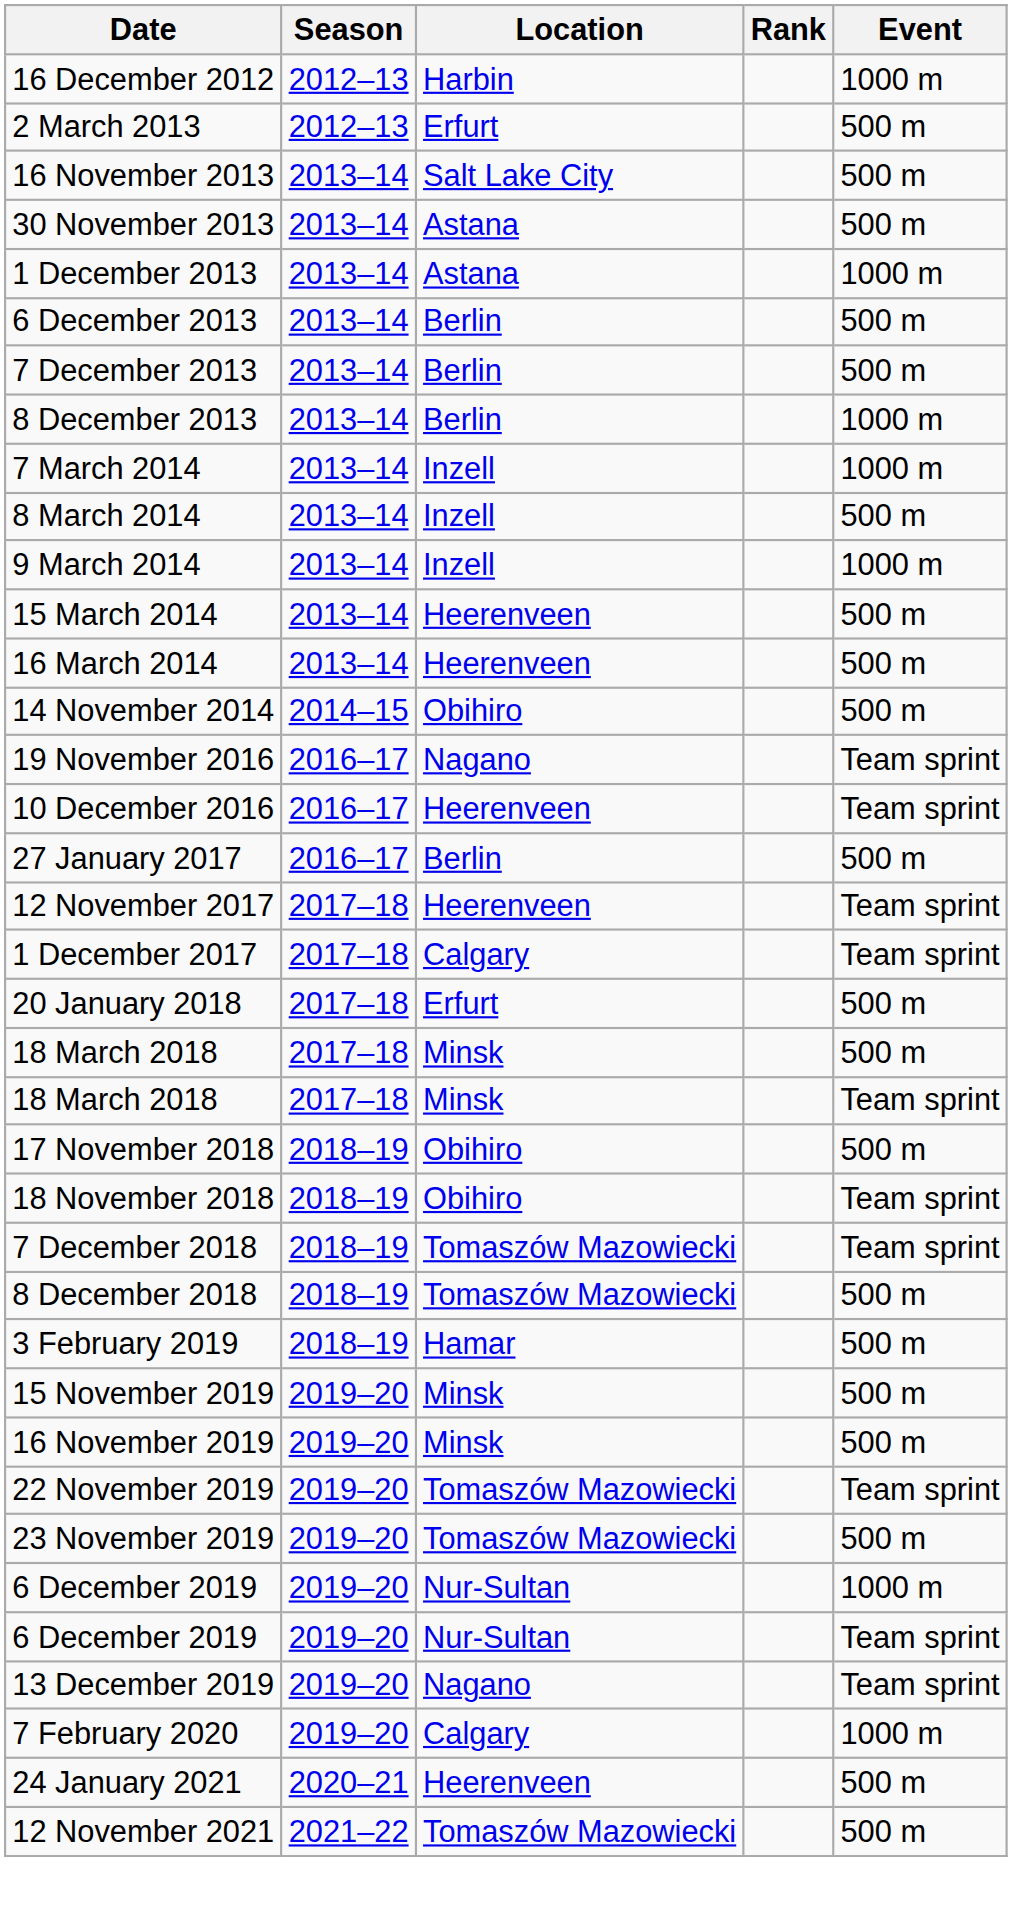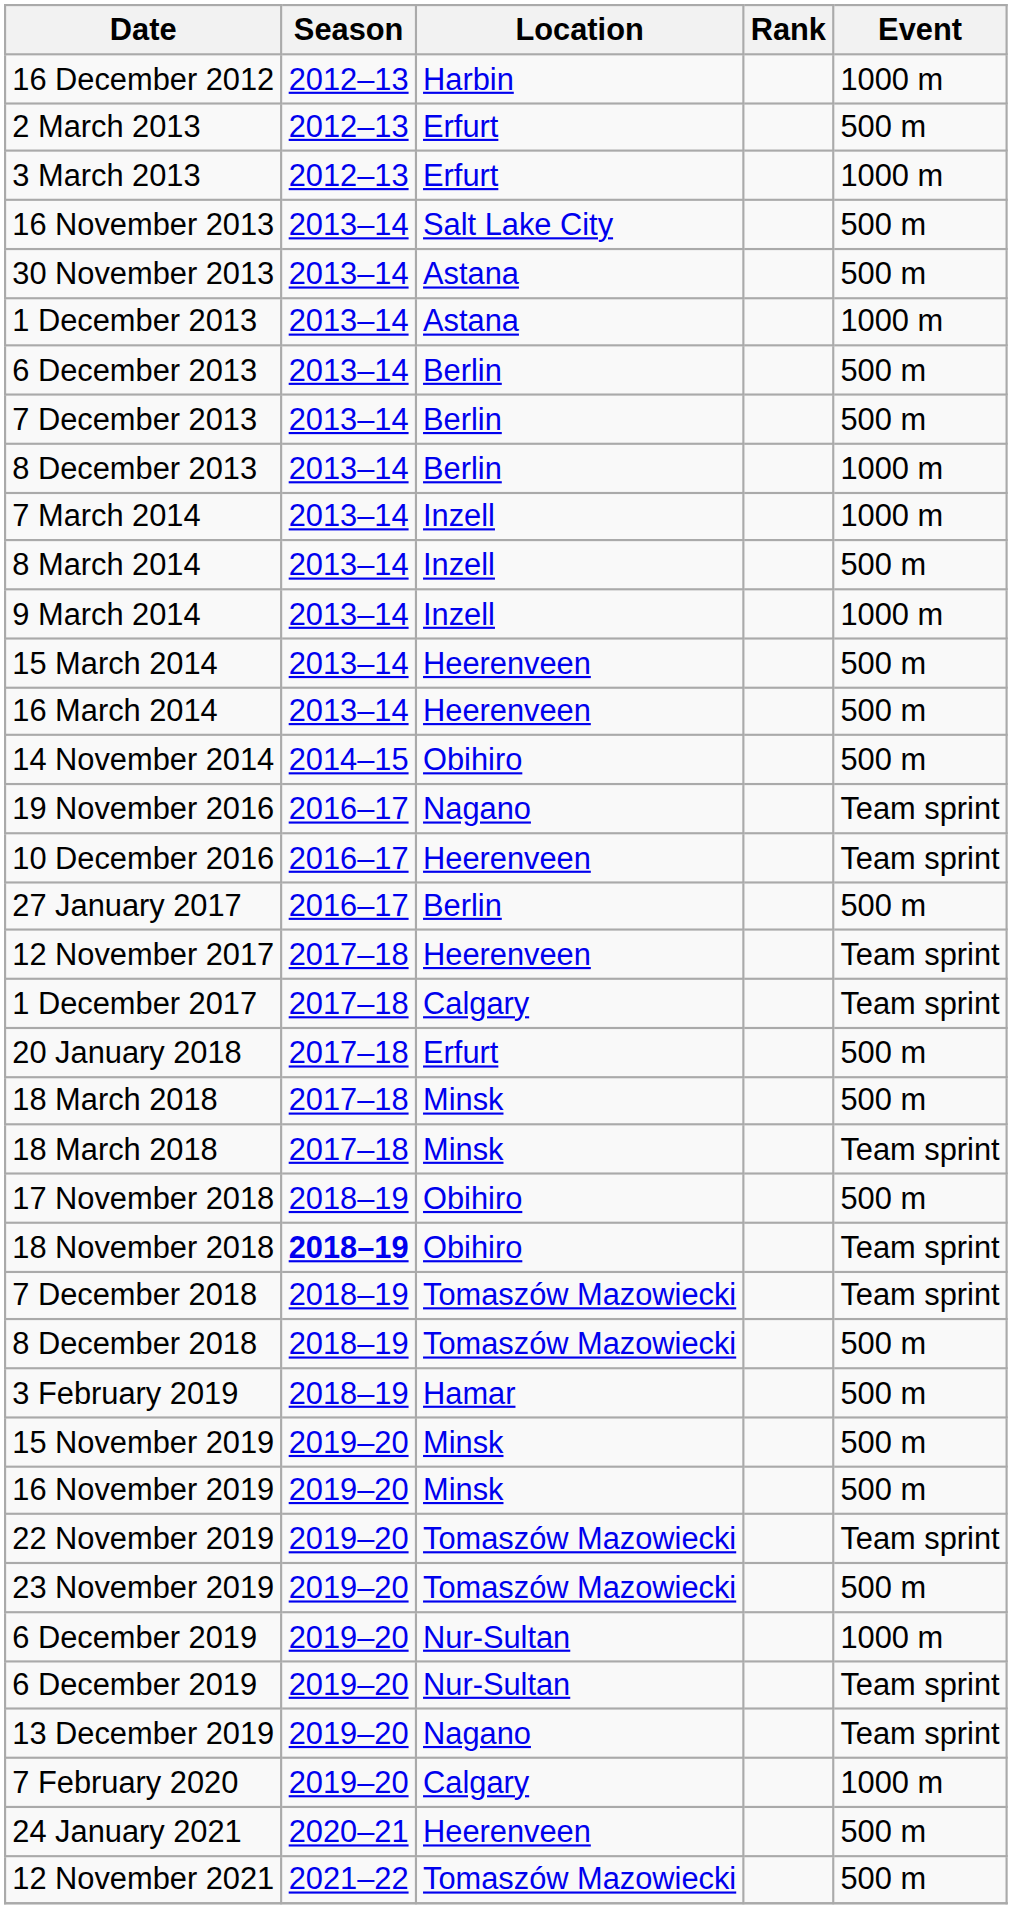+ row: (106, 176)
(349, 1198) normal -> (349, 1247) bold
